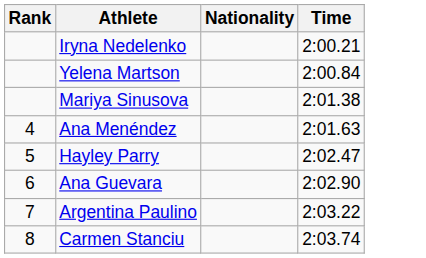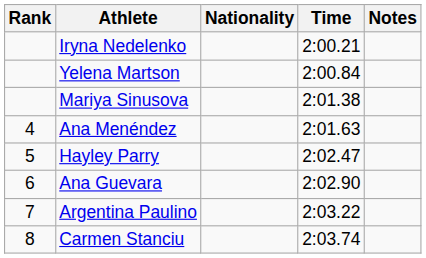+ column: (393, 18)
